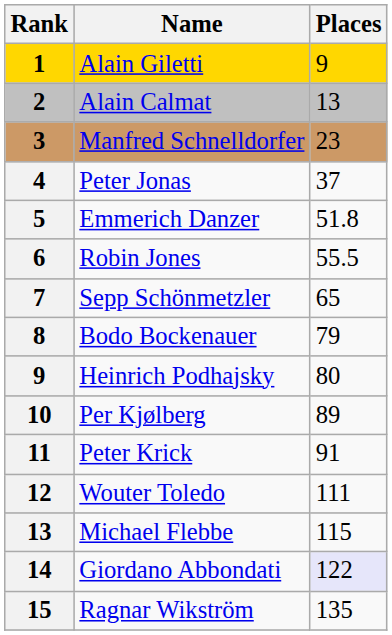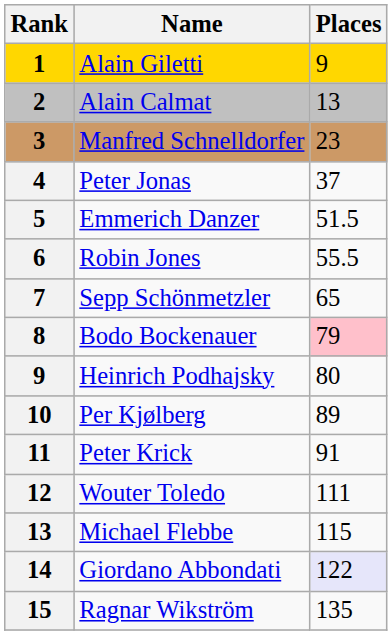(337, 219) 51.8 -> (337, 219) 51.5
(328, 336) no background -> (328, 336) pink background
